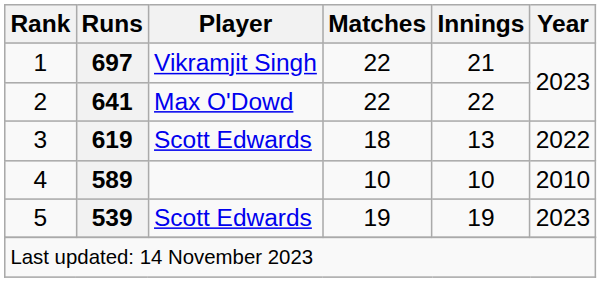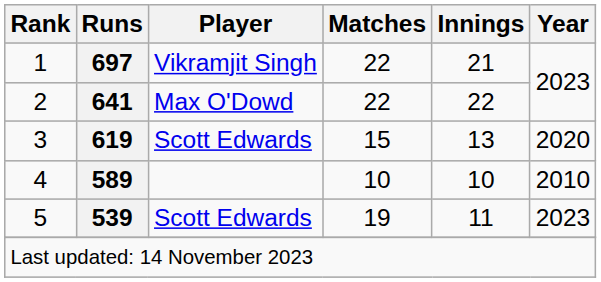(377, 140) 18 -> (377, 140) 15
(563, 140) 2022 -> (563, 140) 2020
(481, 218) 19 -> (481, 218) 11
